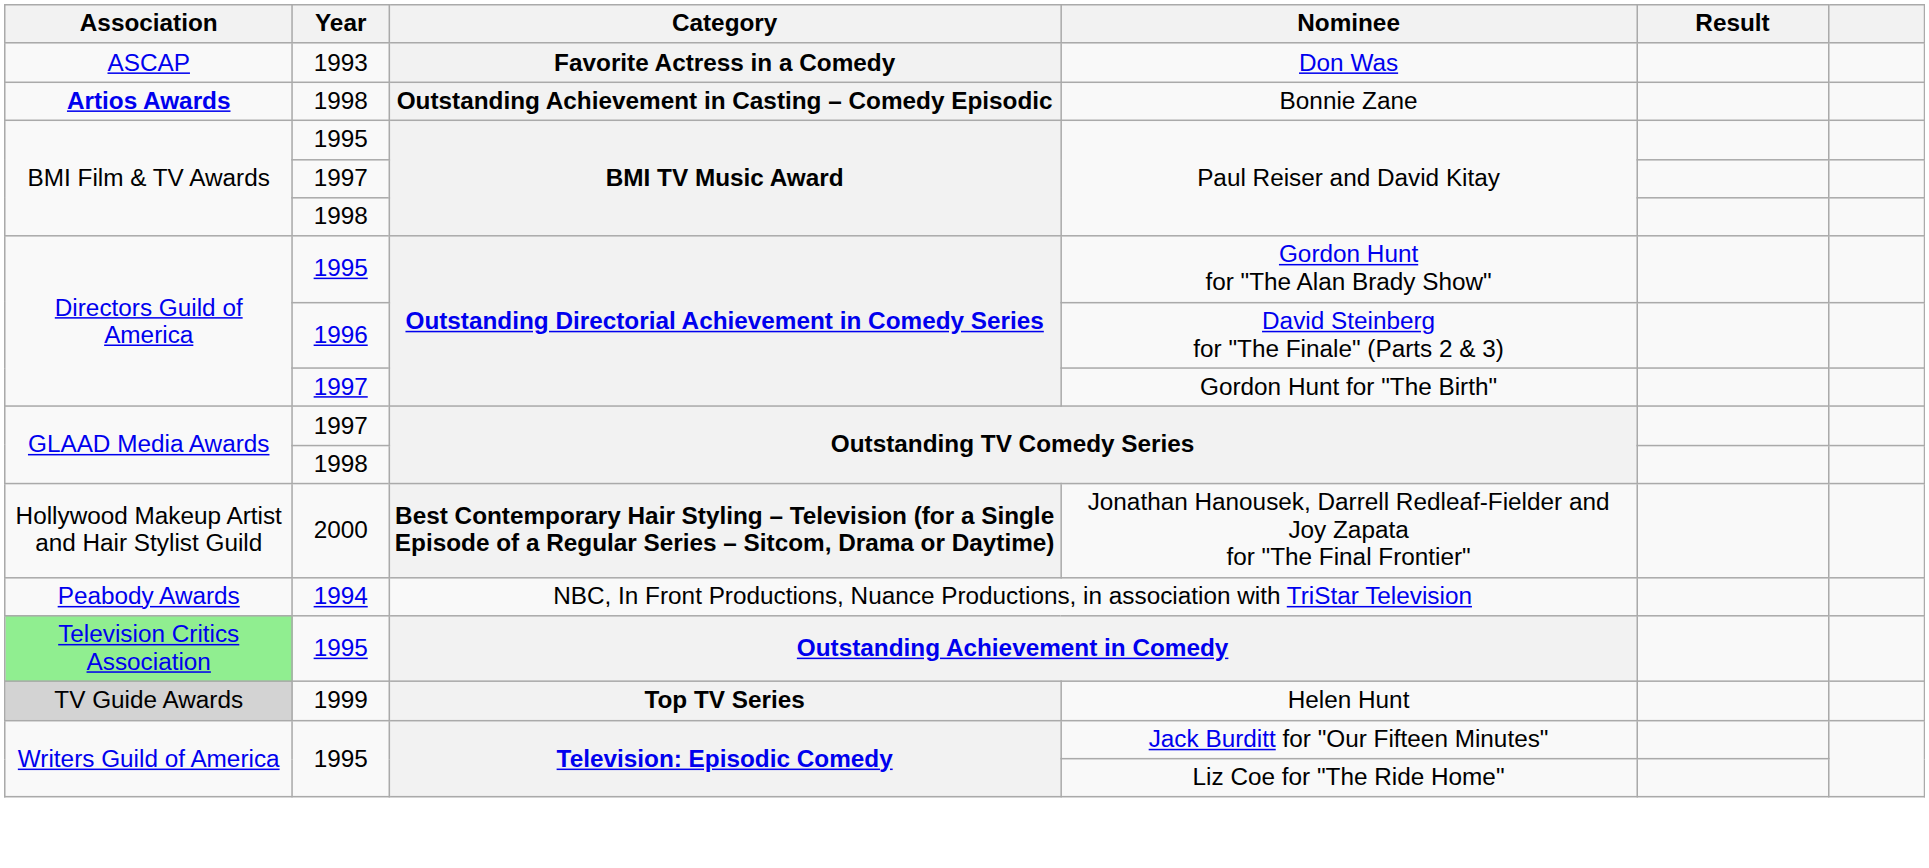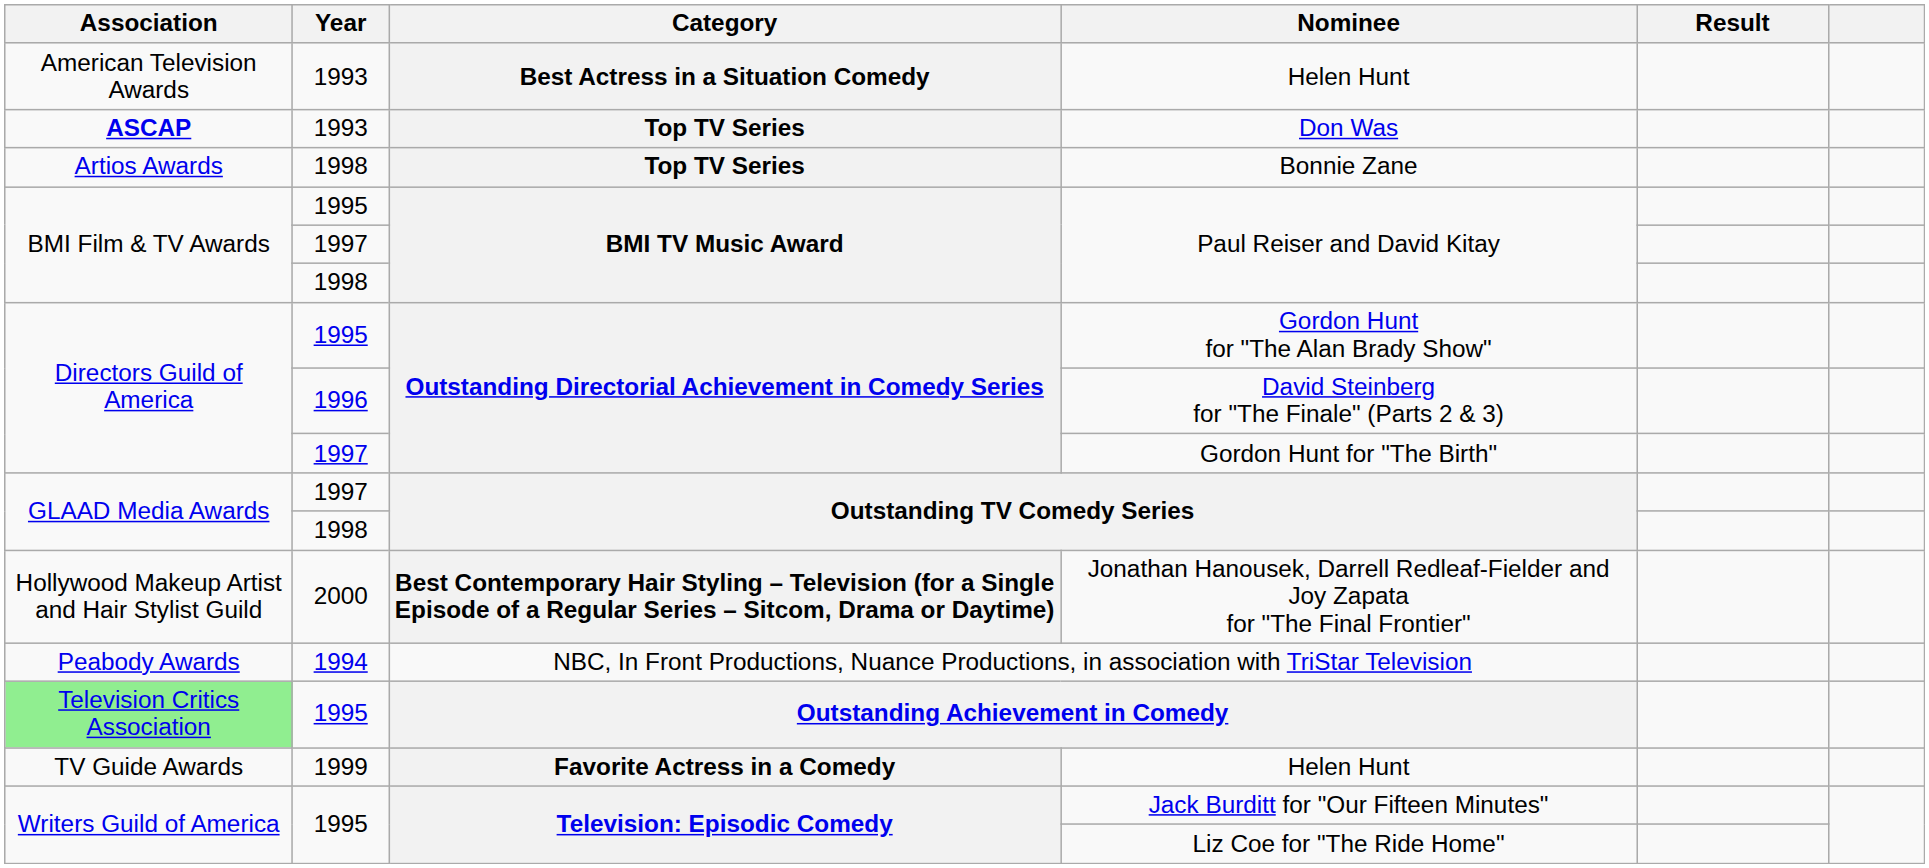+ row: (341, 76)
(149, 62) normal -> (149, 128) bold
(725, 62) Favorite Actress in a Comedy -> (725, 128) Top TV Series
(149, 100) bold -> (149, 166) normal
(725, 100) Outstanding Achievement in Casting – Comedy Episodic -> (725, 166) Top TV Series
(149, 700) lightgrey background -> (149, 766) no background
(725, 700) Top TV Series -> (725, 766) Favorite Actress in a Comedy
